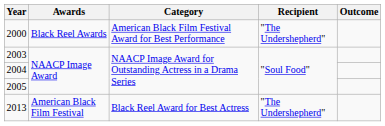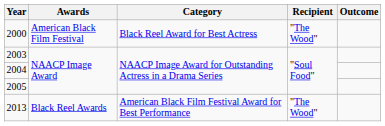(69, 33) Black Reel Awards -> (63, 33) American Black Film Festival
(171, 33) American Black Film Festival Award for Best Performance -> (188, 33) Black Reel Award for Best Actress
(293, 33) "The Undershepherd" -> (304, 33) "The Wood"
(63, 107) American Black Film Festival -> (69, 107) Black Reel Awards
(180, 107) Black Reel Award for Best Actress -> (200, 107) American Black Film Festival Award for Best Performance
(293, 107) "The Undershepherd" -> (304, 107) "The Wood"
